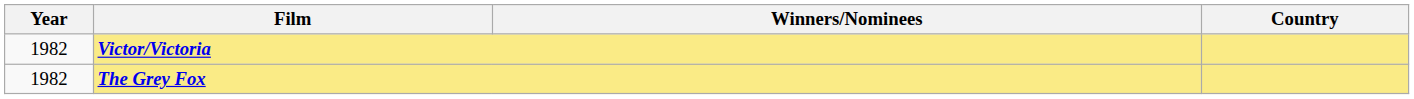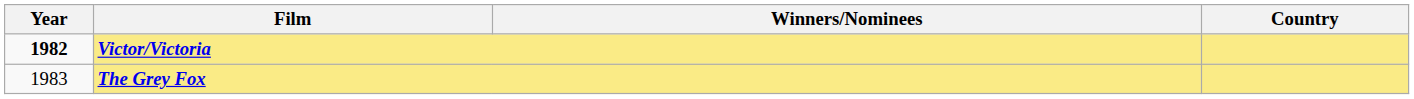(49, 49) normal -> (49, 49) bold
(49, 78) 1982 -> (49, 78) 1983
